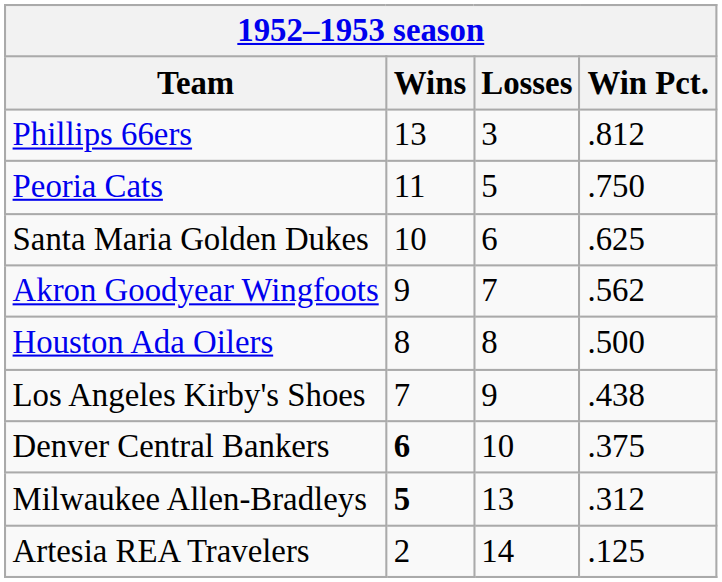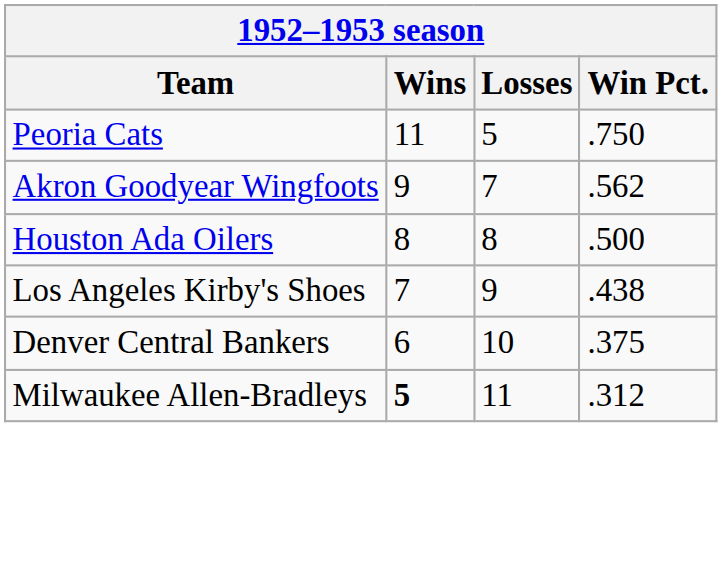- row: (102, 134)
- row: (191, 238)
(402, 446) bold -> (402, 342) normal
(498, 498) 13 -> (497, 394) 11
- row: (161, 550)
